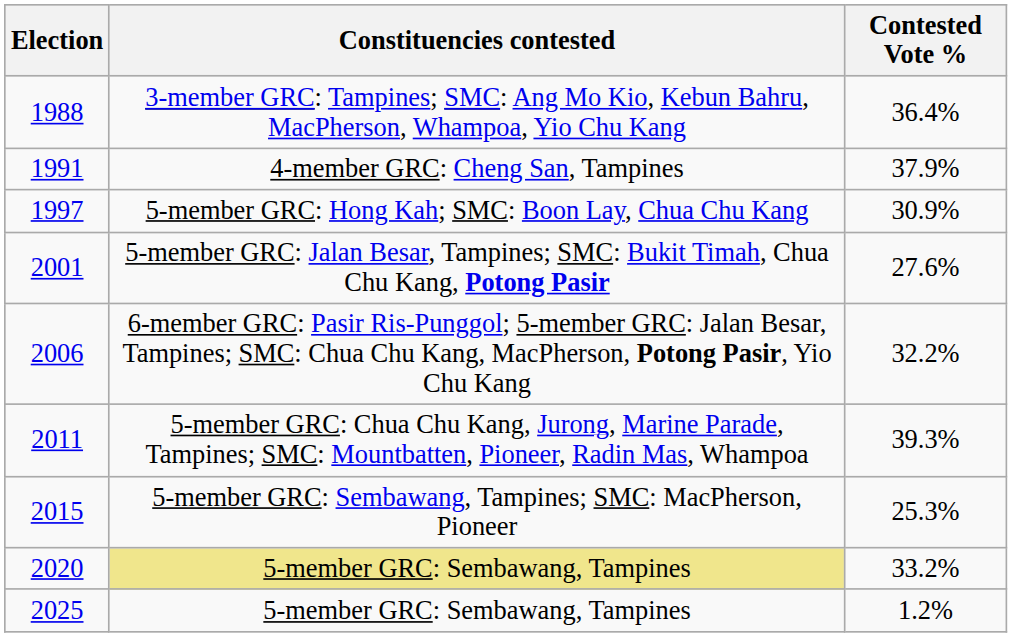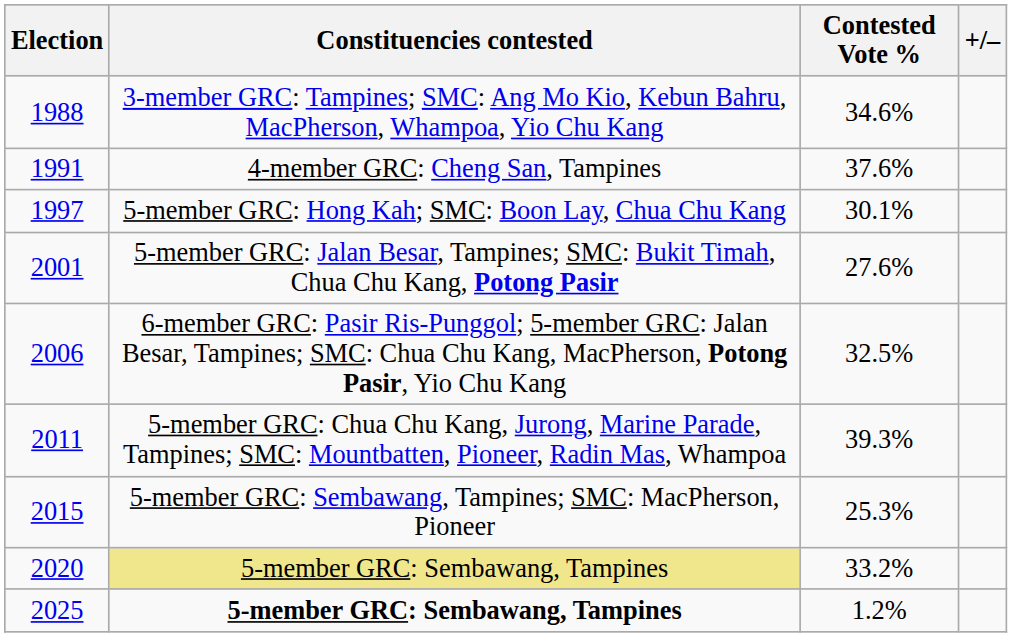+ column: (982, 40)
(925, 111) 36.4% -> (879, 111) 34.6%
(925, 168) 37.9% -> (879, 168) 37.6%
(925, 210) 30.9% -> (879, 210) 30.1%
(925, 353) 32.2% -> (879, 353) 32.5%
(477, 610) normal -> (455, 610) bold
